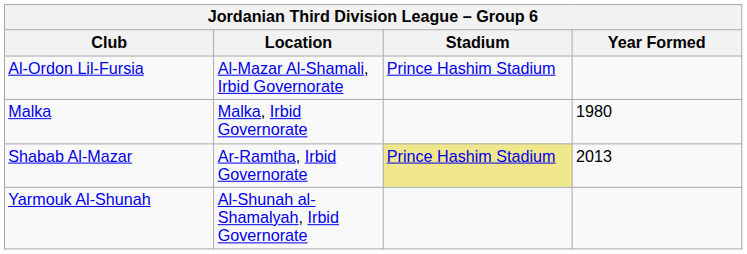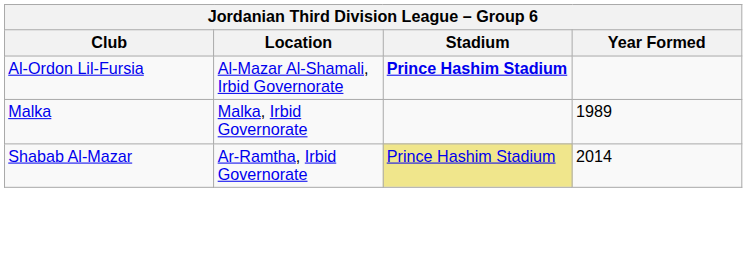(471, 68) normal -> (477, 68) bold
(594, 112) 1980 -> (594, 112) 1989
(594, 156) 2013 -> (594, 156) 2014
- row: (79, 199)
